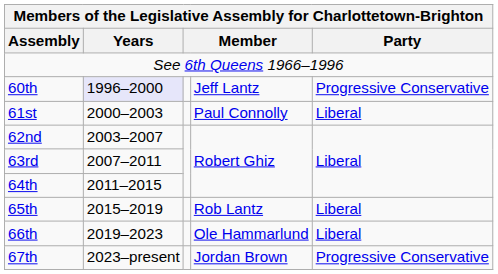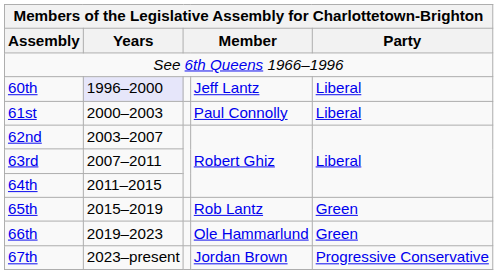(402, 88) Progressive Conservative -> (338, 88) Liberal
(338, 209) Liberal -> (337, 209) Green
(338, 233) Liberal -> (337, 233) Green
